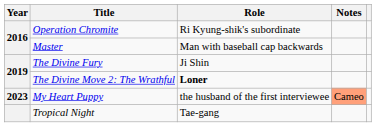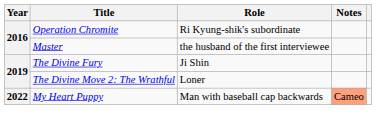(251, 46) Man with baseball cap backwards -> (254, 46) the husband of the first interviewee
(194, 79) bold -> (192, 79) normal
(17, 96) 2023 -> (17, 96) 2022
(254, 96) the husband of the first interviewee -> (251, 96) Man with baseball cap backwards
- row: (64, 113)
